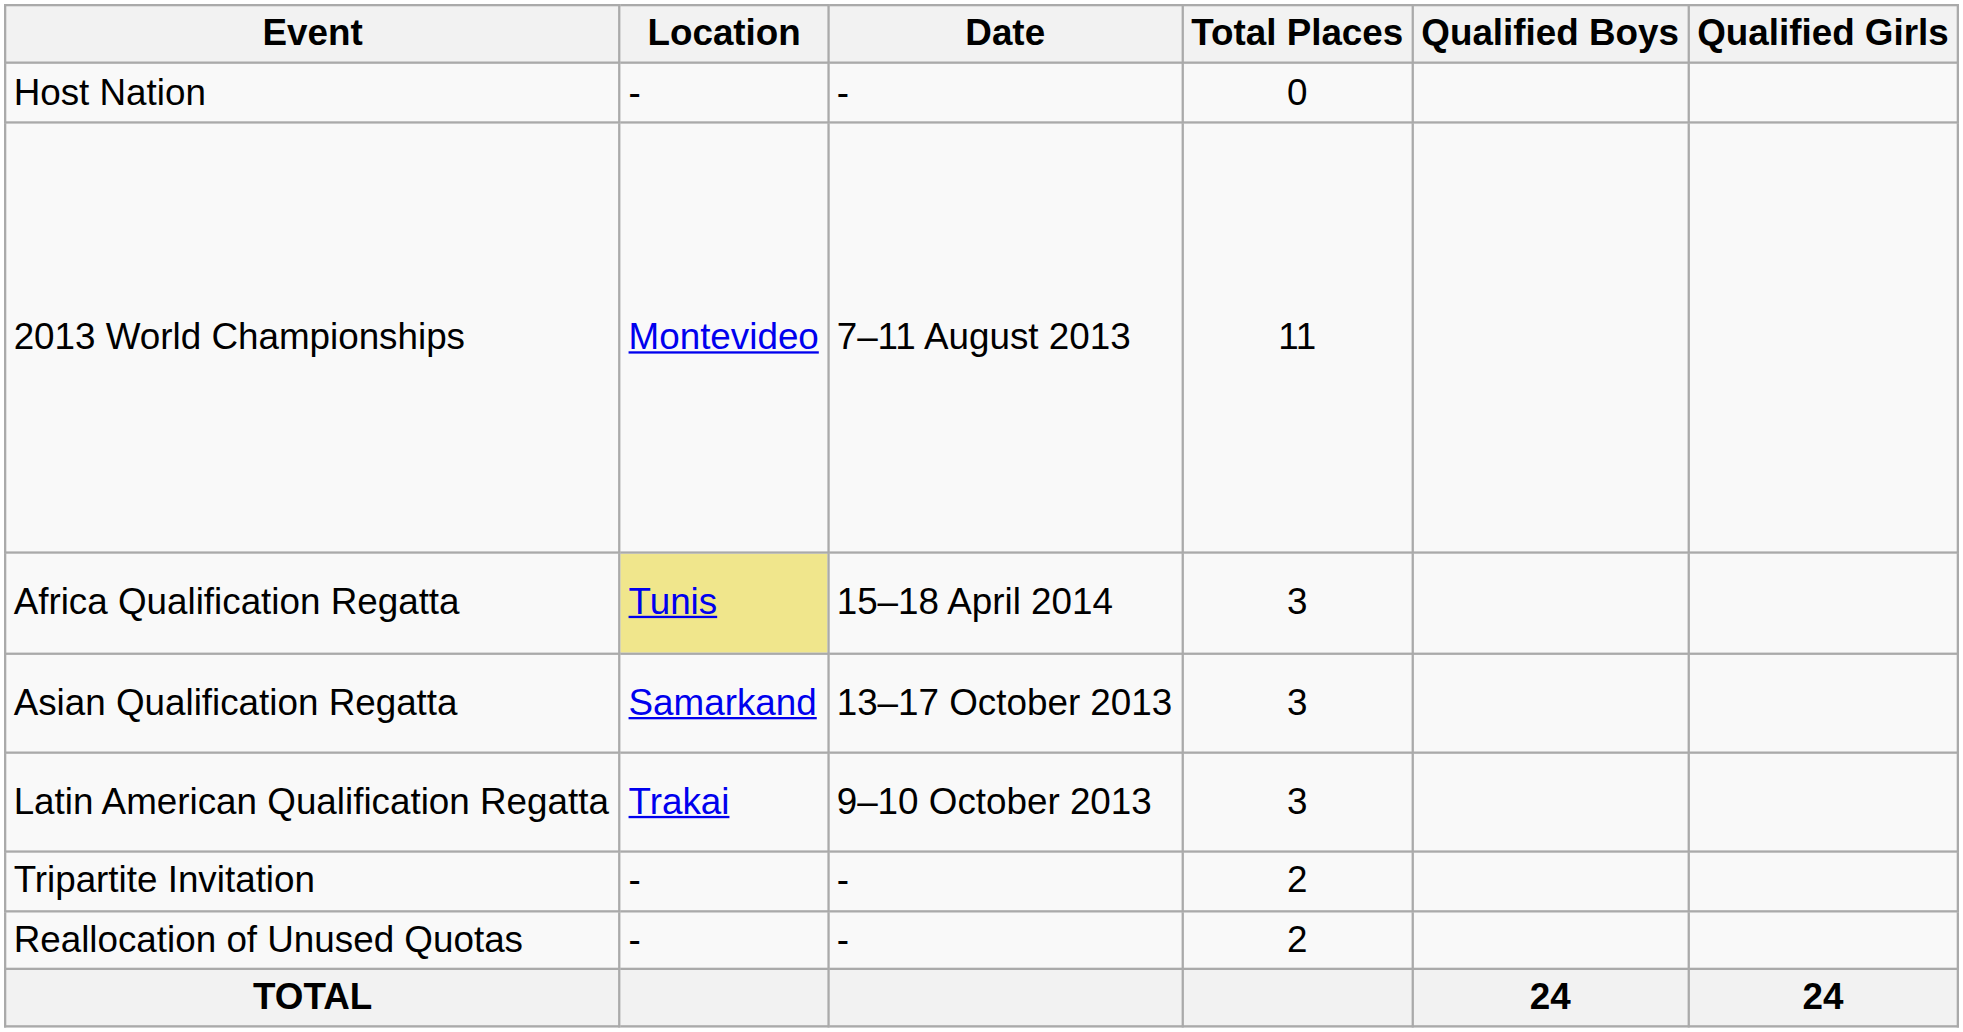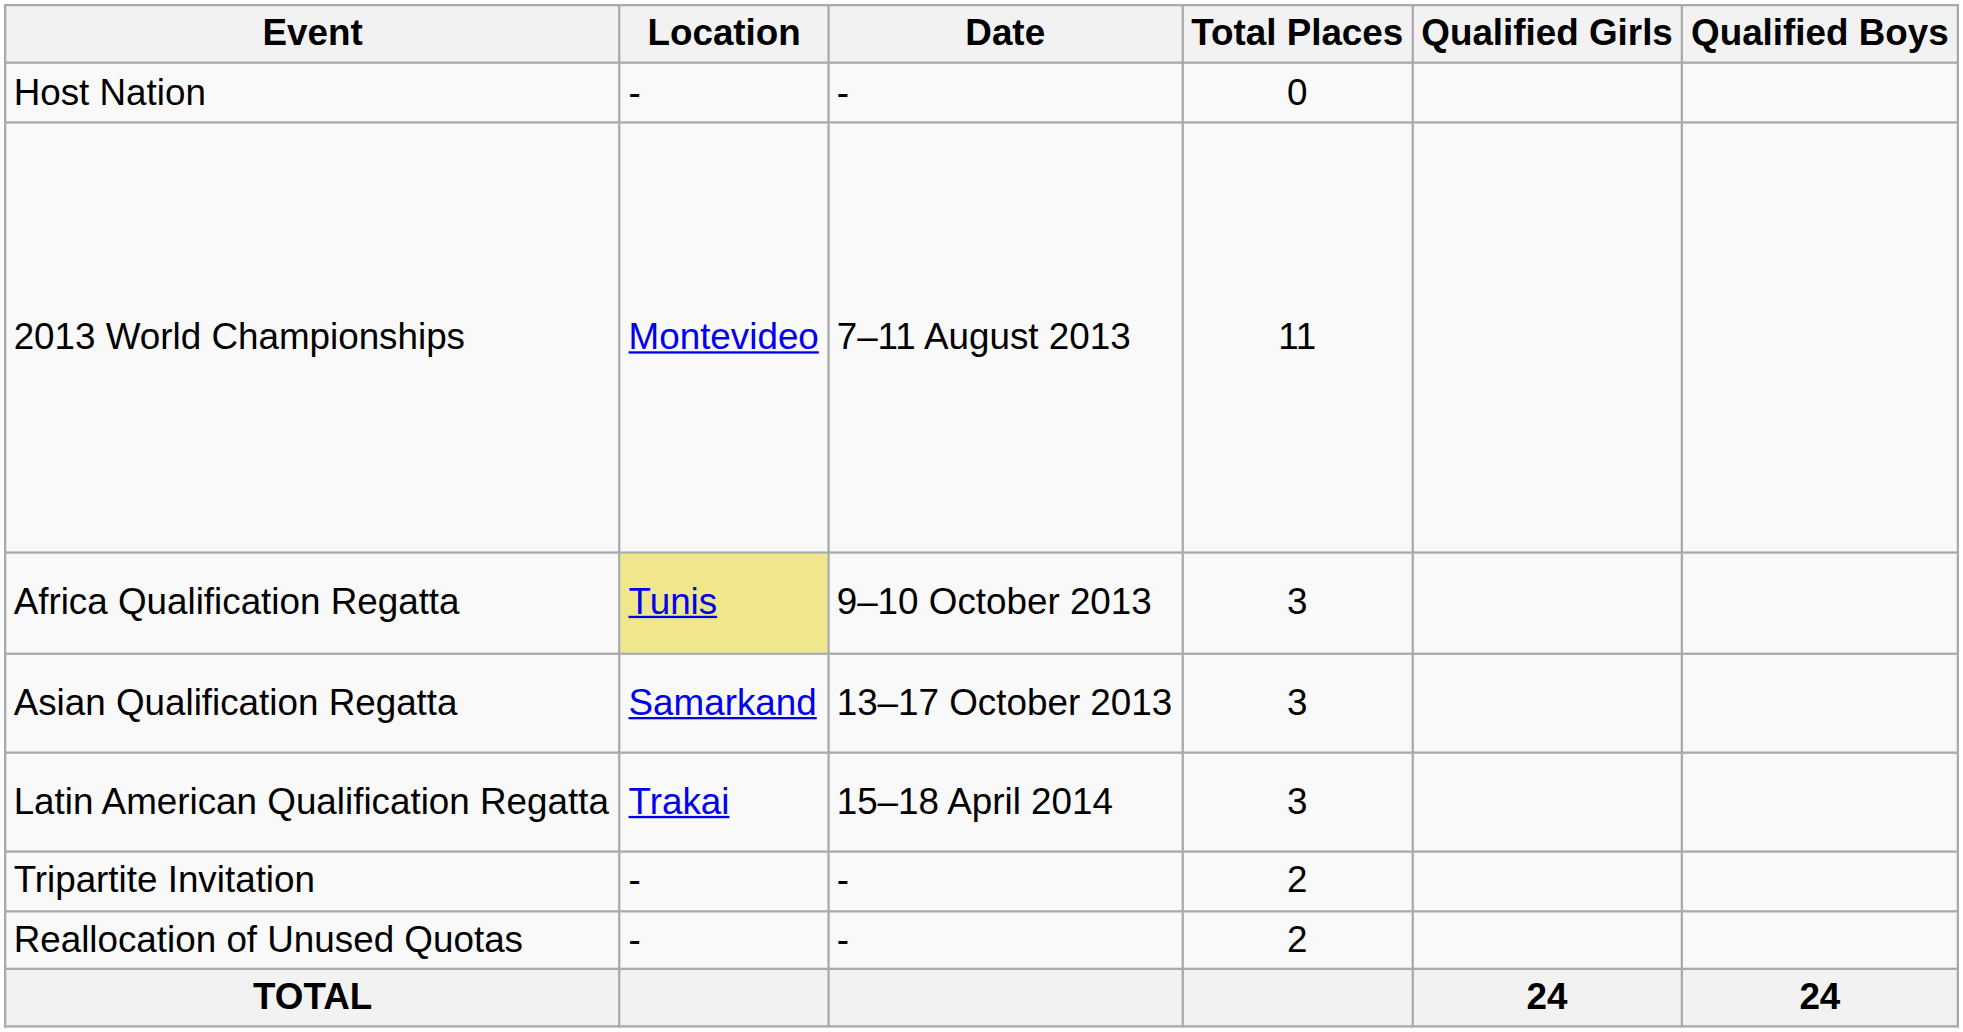columns swapped: (1550, 33) <-> (1823, 33)
(975, 602) 15–18 April 2014 -> (994, 602) 9–10 October 2013
(994, 801) 9–10 October 2013 -> (975, 801) 15–18 April 2014
